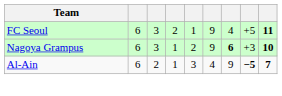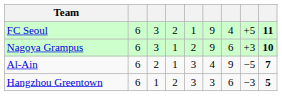(231, 47) bold -> (231, 47) normal
(249, 64) bold -> (249, 64) normal
+ row: (55, 82)
